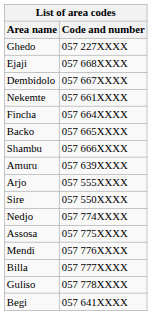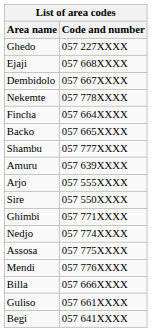(95, 98) 057 661XXXX -> (95, 98) 057 778XXXX
(95, 149) 057 666XXXX -> (95, 149) 057 777XXXX
+ row: (23, 217)
(95, 268) 057 777XXXX -> (95, 285) 057 666XXXX
(95, 285) 057 778XXXX -> (95, 302) 057 661XXXX
